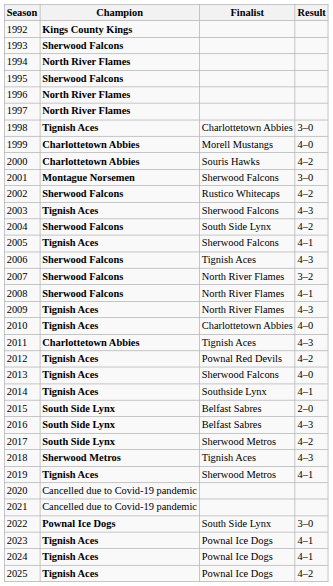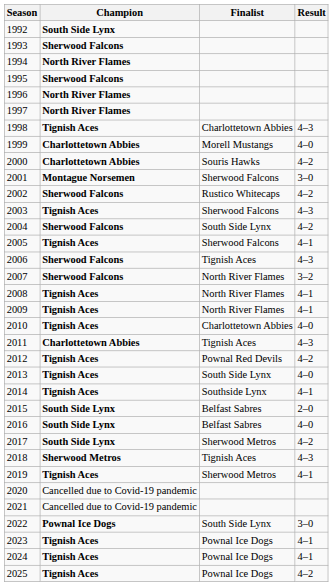(87, 29) Kings County Kings -> (79, 29) South Side Lynx
(305, 128) 3–0 -> (305, 128) 4–3
(83, 293) Sherwood Falcons -> (70, 293) Tignish Aces
(305, 309) 4–3 -> (305, 309) 4–1
(240, 375) Sherwood Falcons -> (236, 375) South Side Lynx
(305, 425) 4–3 -> (305, 425) 4–0
